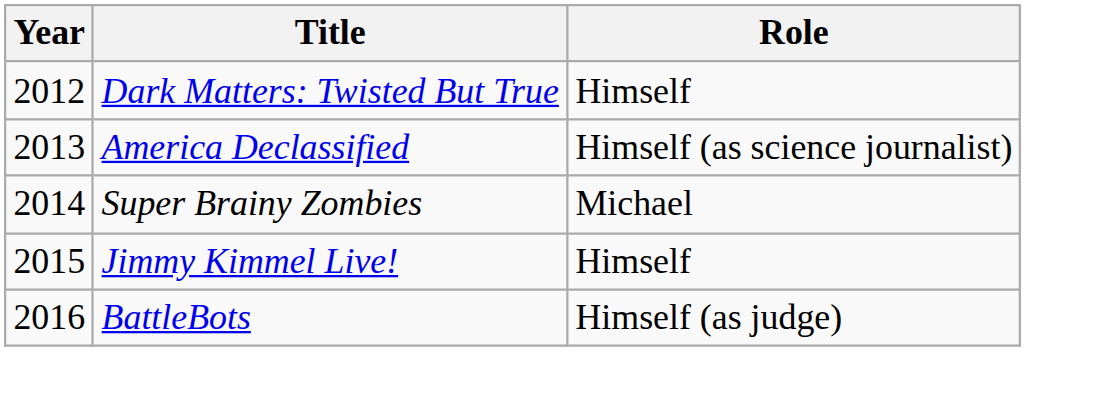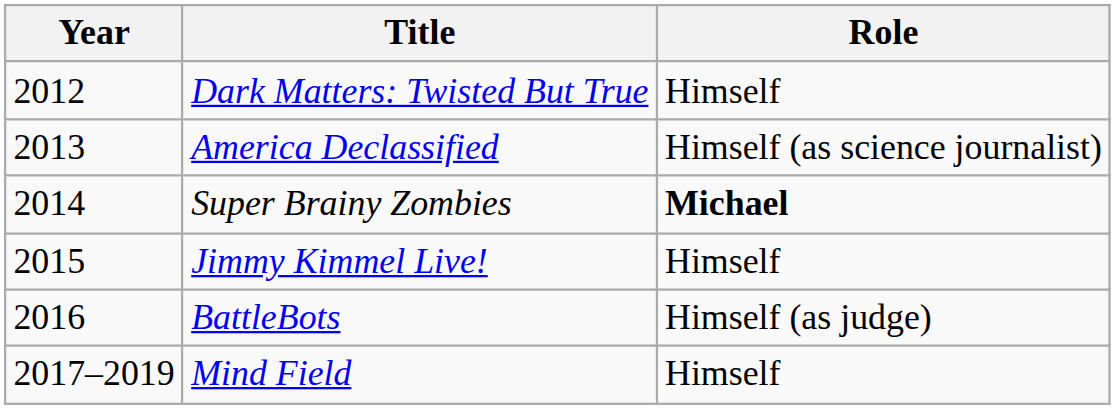(634, 203) normal -> (727, 203) bold
+ row: (271, 373)
